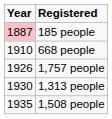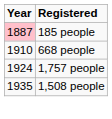(20, 68) 1926 -> (20, 68) 1924
- row: (71, 86)
